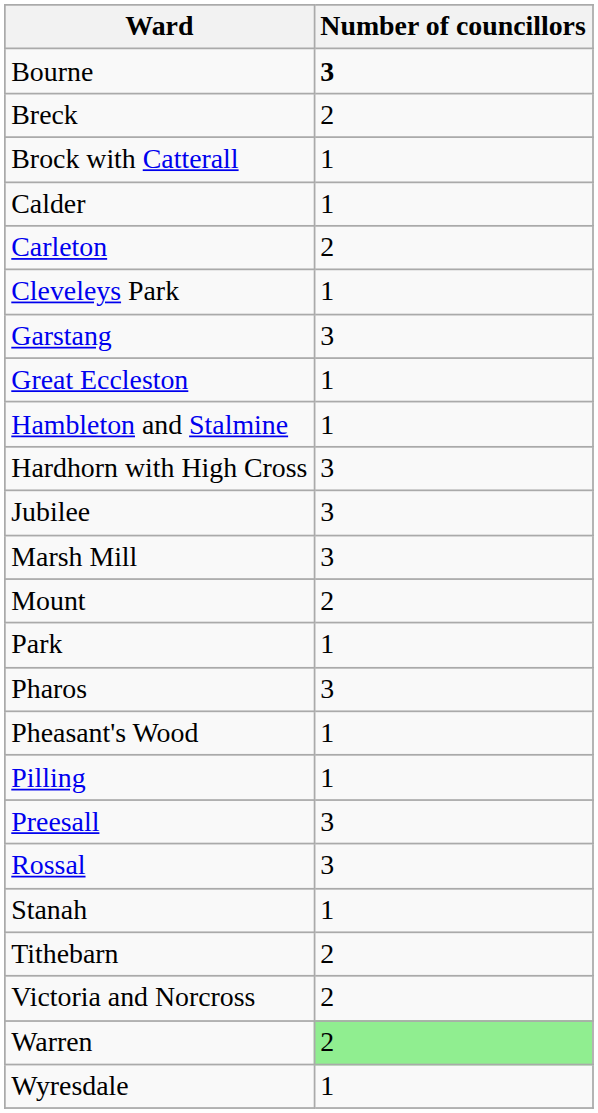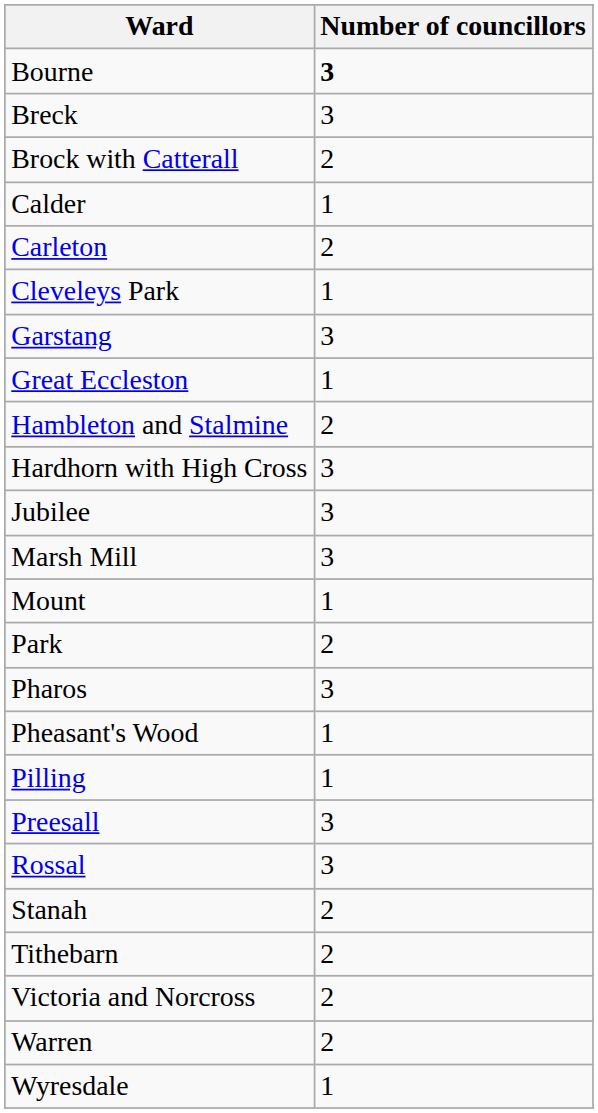(327, 114) 2 -> (327, 114) 3
(327, 159) 1 -> (327, 159) 2
(327, 423) 1 -> (327, 423) 2
(327, 600) 2 -> (327, 600) 1
(327, 644) 1 -> (327, 644) 2
(327, 909) 1 -> (327, 909) 2
(327, 1042) lightgreen background -> (327, 1042) no background
